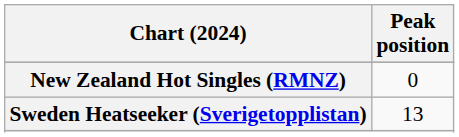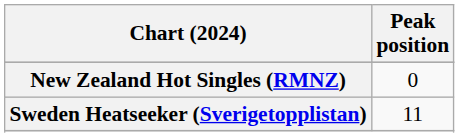(413, 113) 13 -> (413, 113) 11
